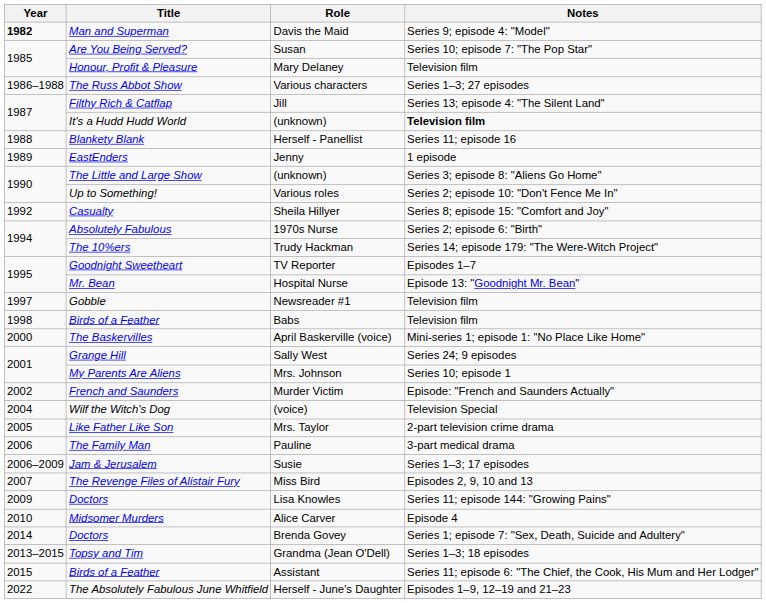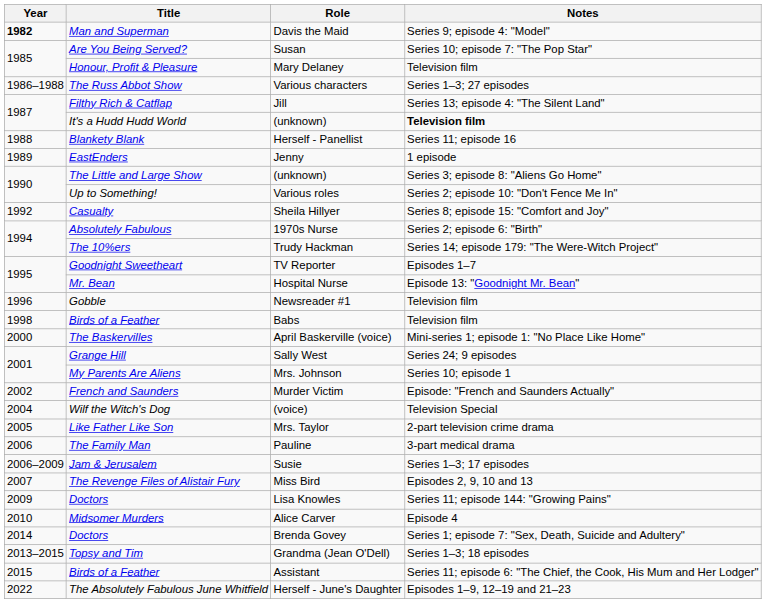(20, 301) 1997 -> (20, 301) 1996
